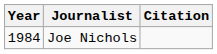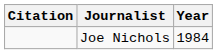columns swapped: (24, 16) <-> (176, 16)
